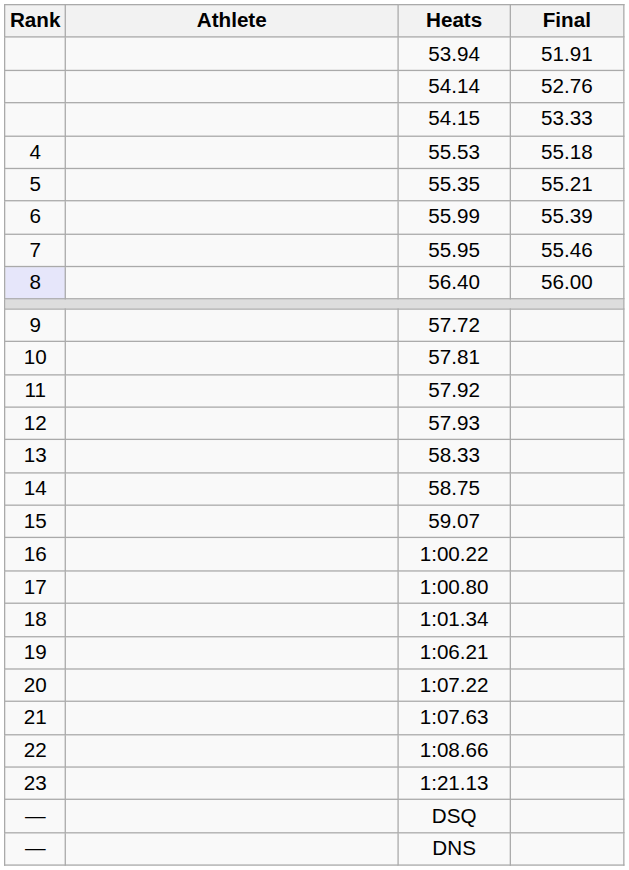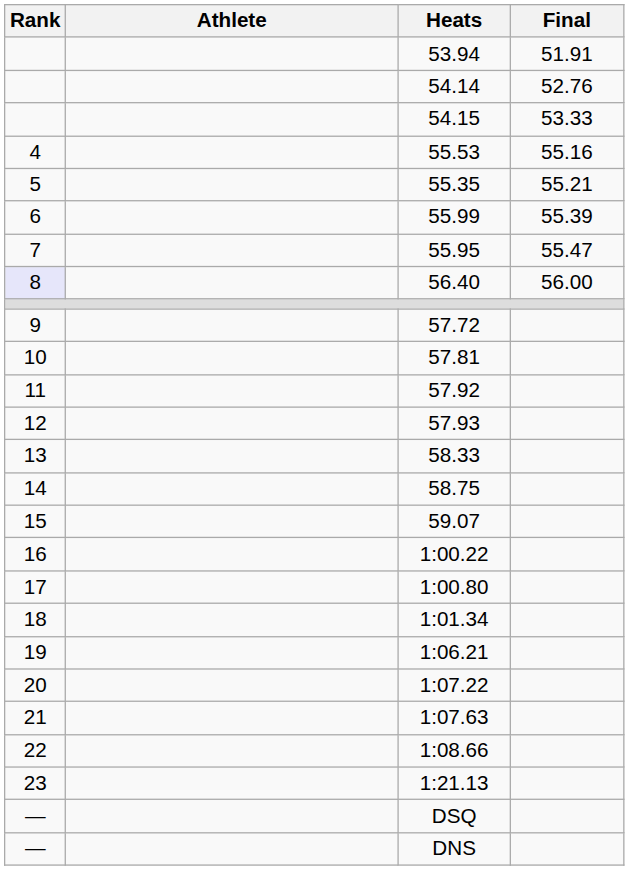(567, 151) 55.18 -> (567, 151) 55.16
(567, 250) 55.46 -> (567, 250) 55.47
